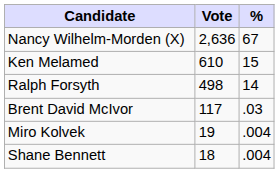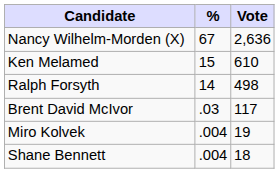columns swapped: (217, 16) <-> (257, 16)
